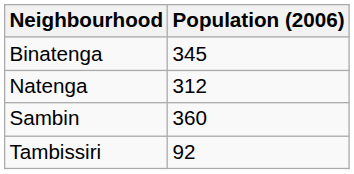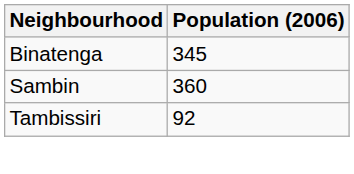- row: (48, 86)
